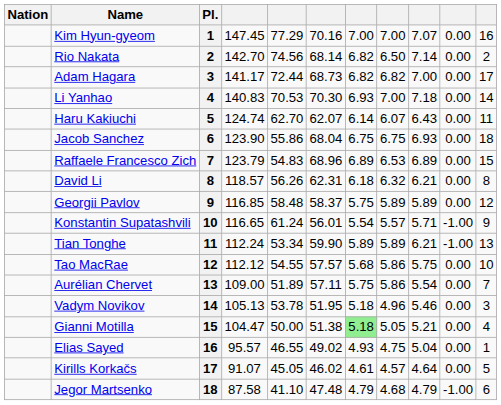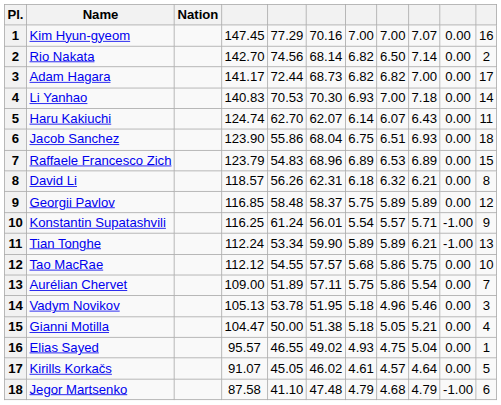columns swapped: (210, 14) <-> (28, 14)
(393, 139) 6.75 -> (393, 139) 6.51
(244, 222) 116.65 -> (244, 222) 116.25
(361, 327) lightgreen background -> (361, 327) no background
